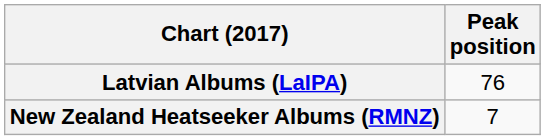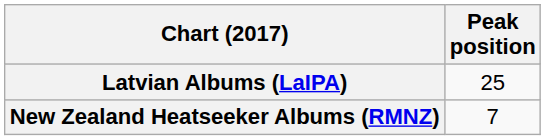(493, 81) 76 -> (493, 81) 25
